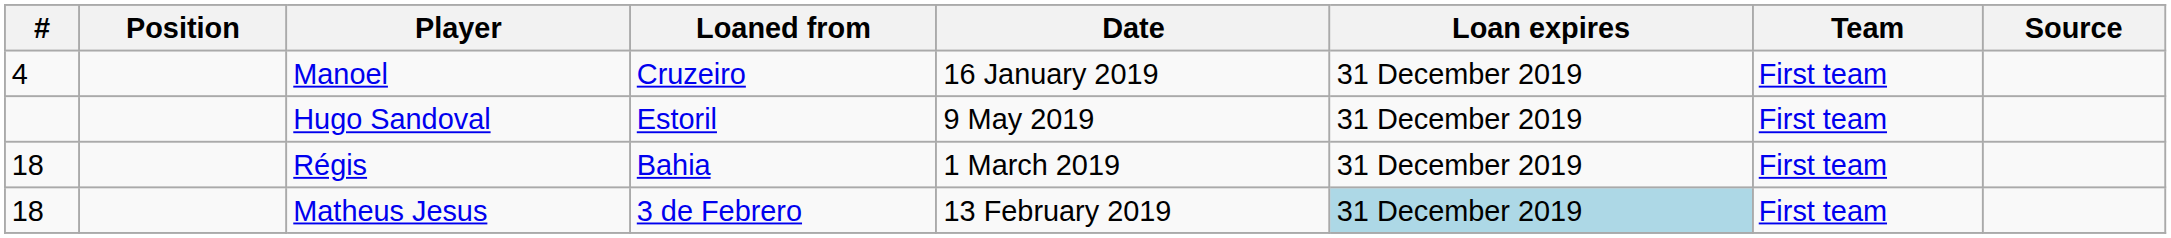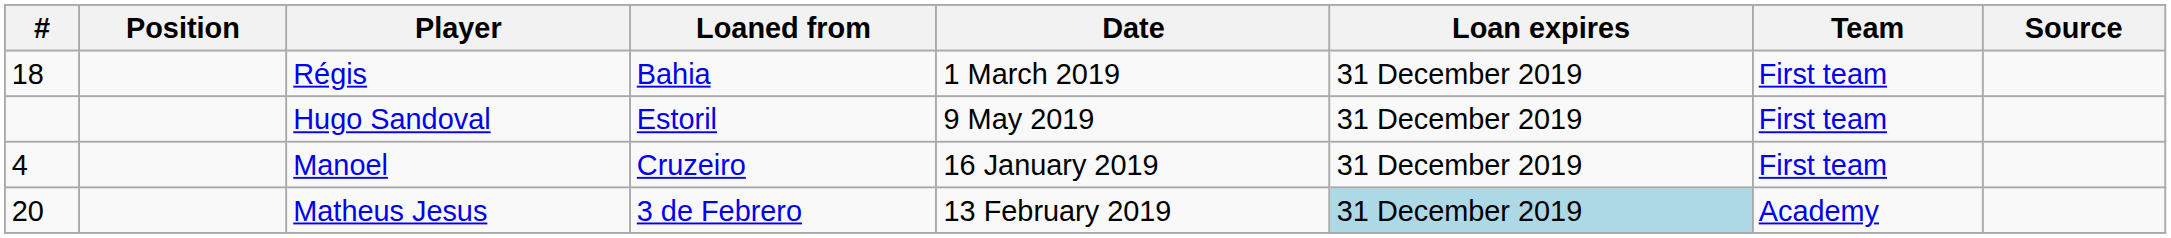rows swapped: (341, 74) <-> (330, 165)
(28, 211) 18 -> (28, 211) 20
(1823, 211) First team -> (1819, 211) Academy
